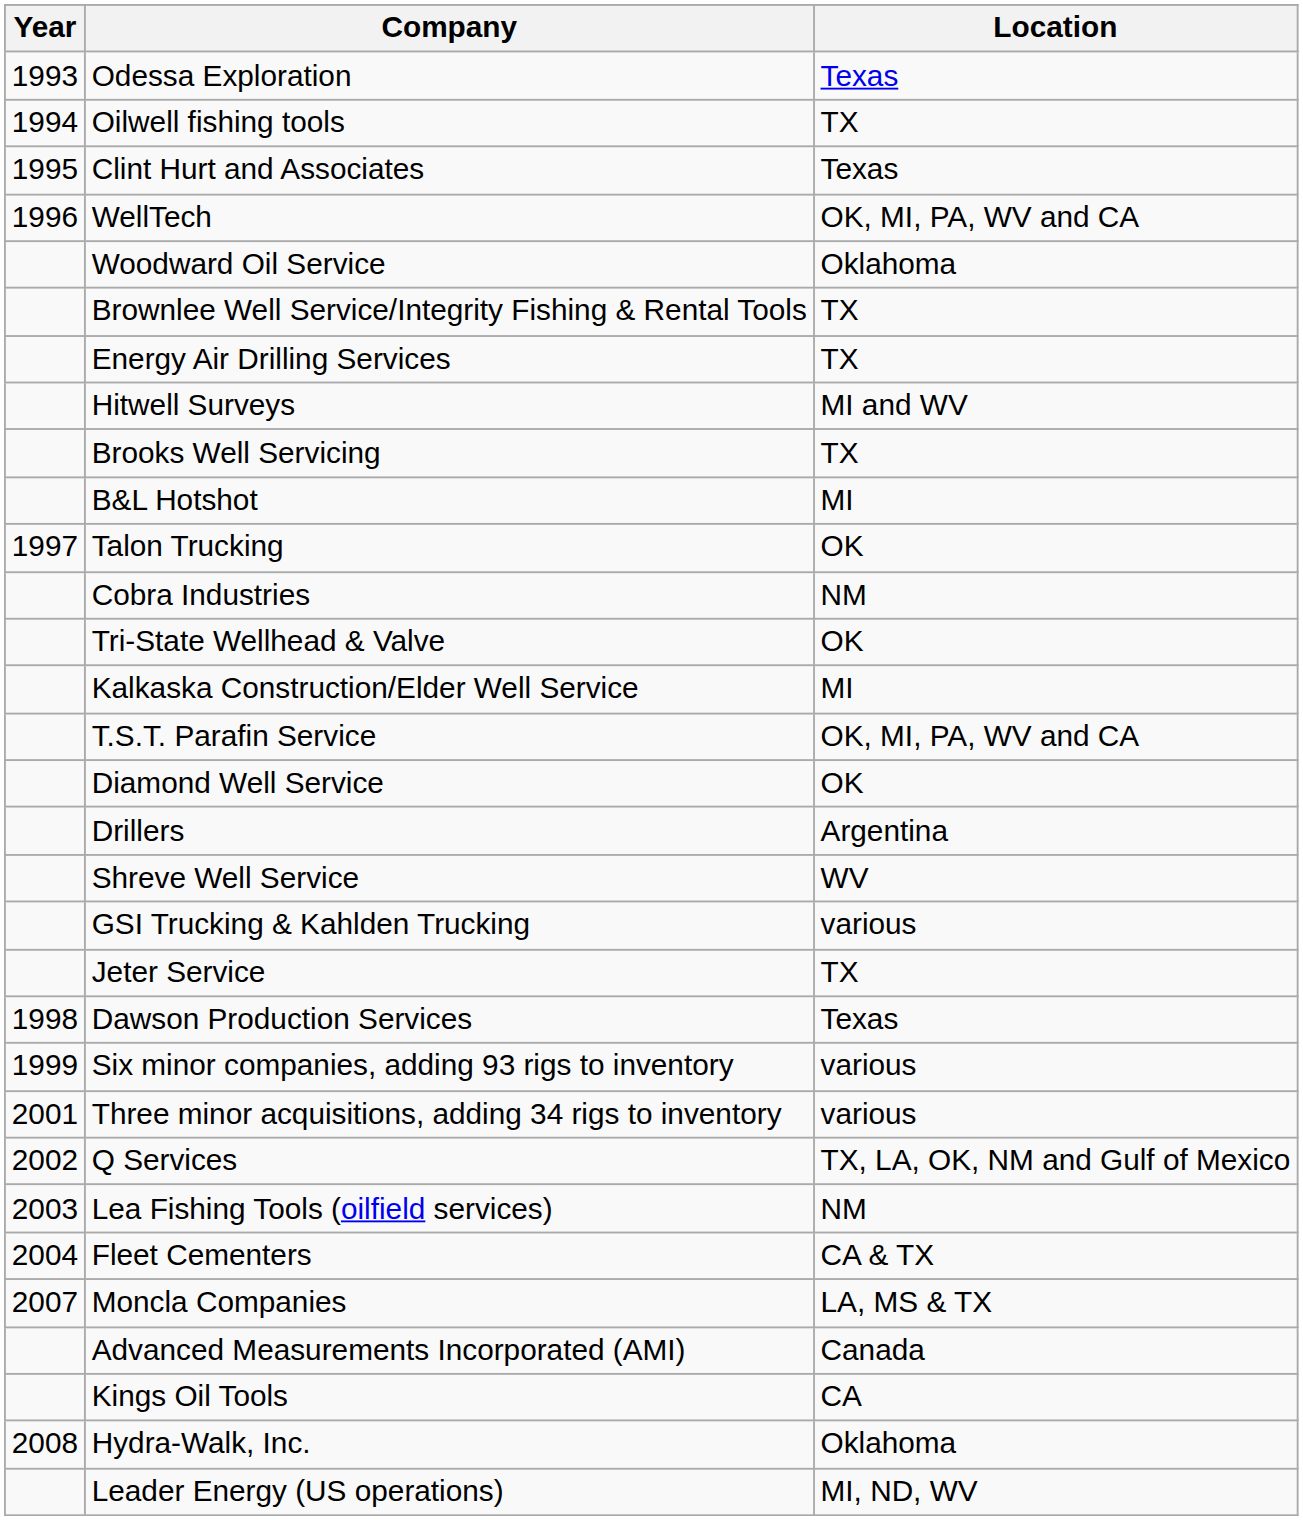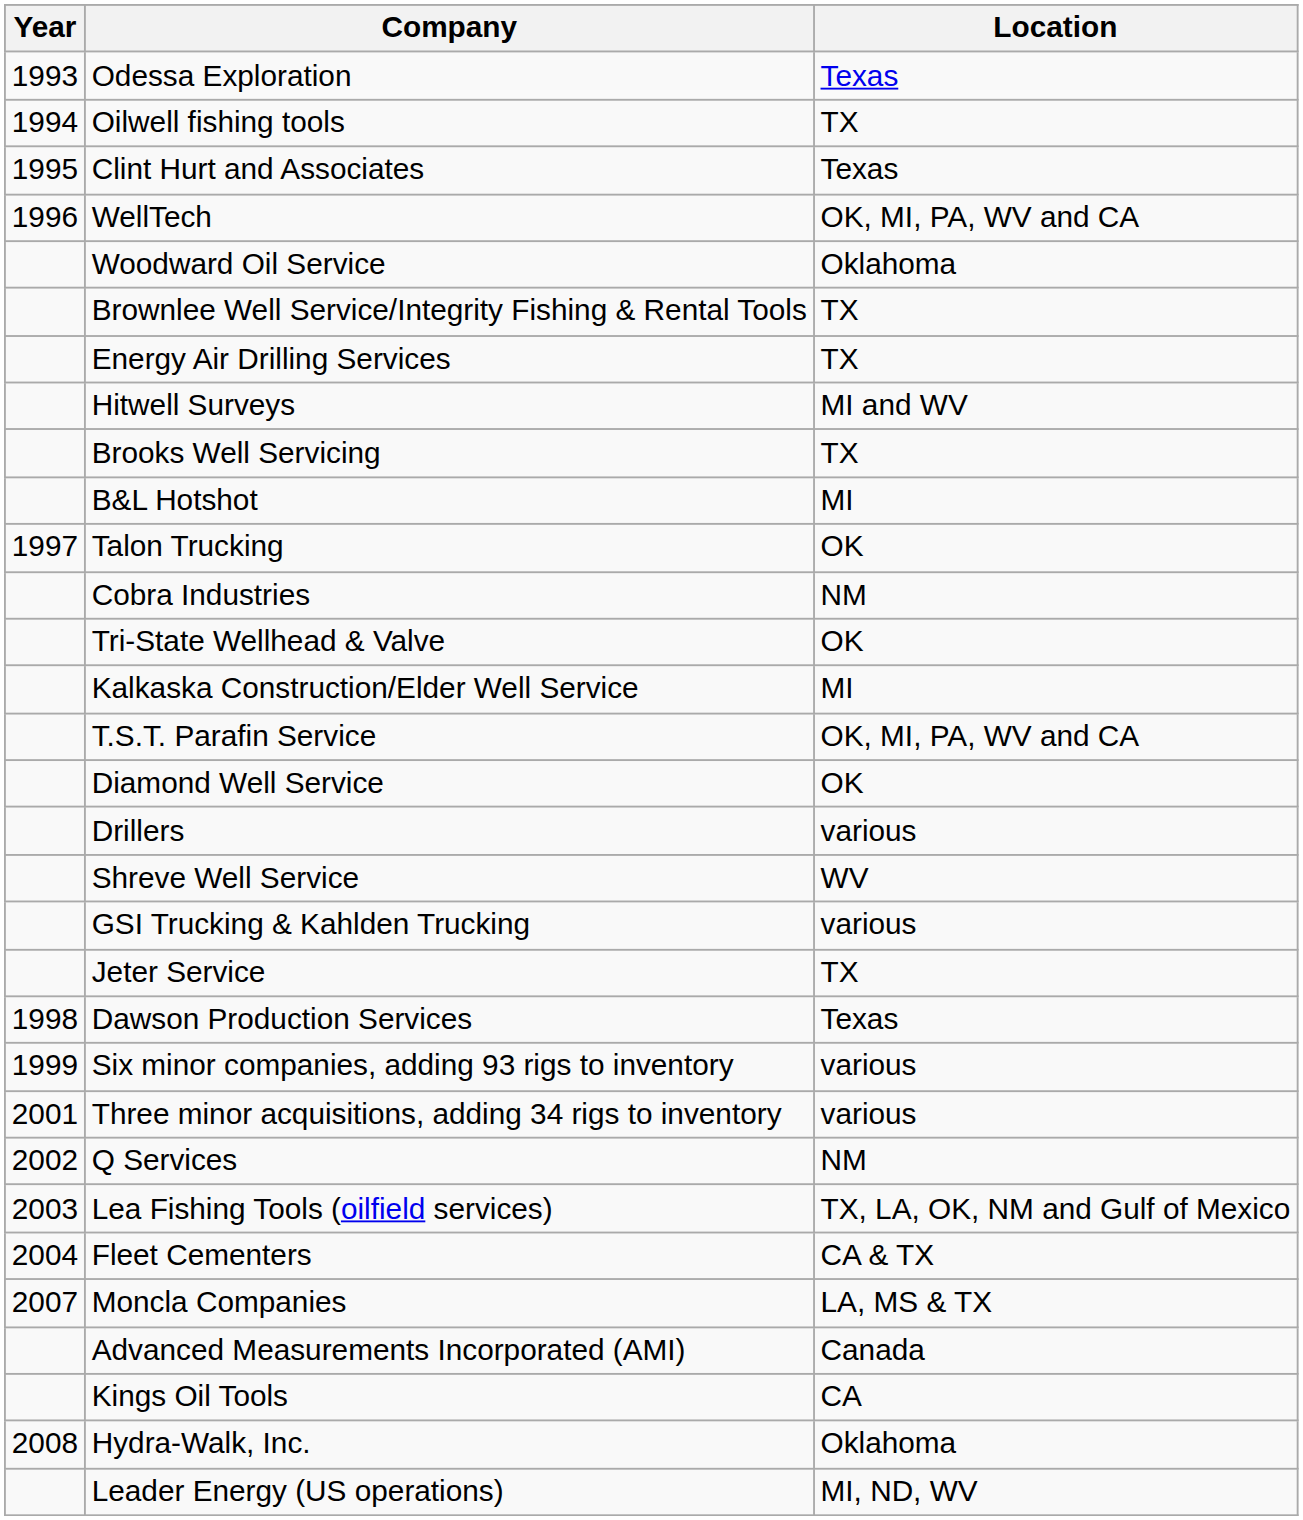(884, 830) Argentina -> (869, 830) various
(1055, 1160) TX, LA, OK, NM and Gulf of Mexico -> (844, 1160) NM
(844, 1208) NM -> (1055, 1208) TX, LA, OK, NM and Gulf of Mexico
